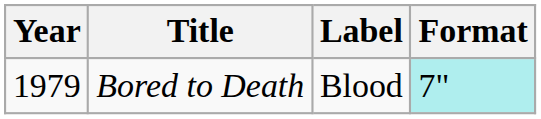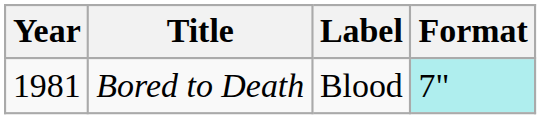(47, 85) 1979 -> (47, 85) 1981
